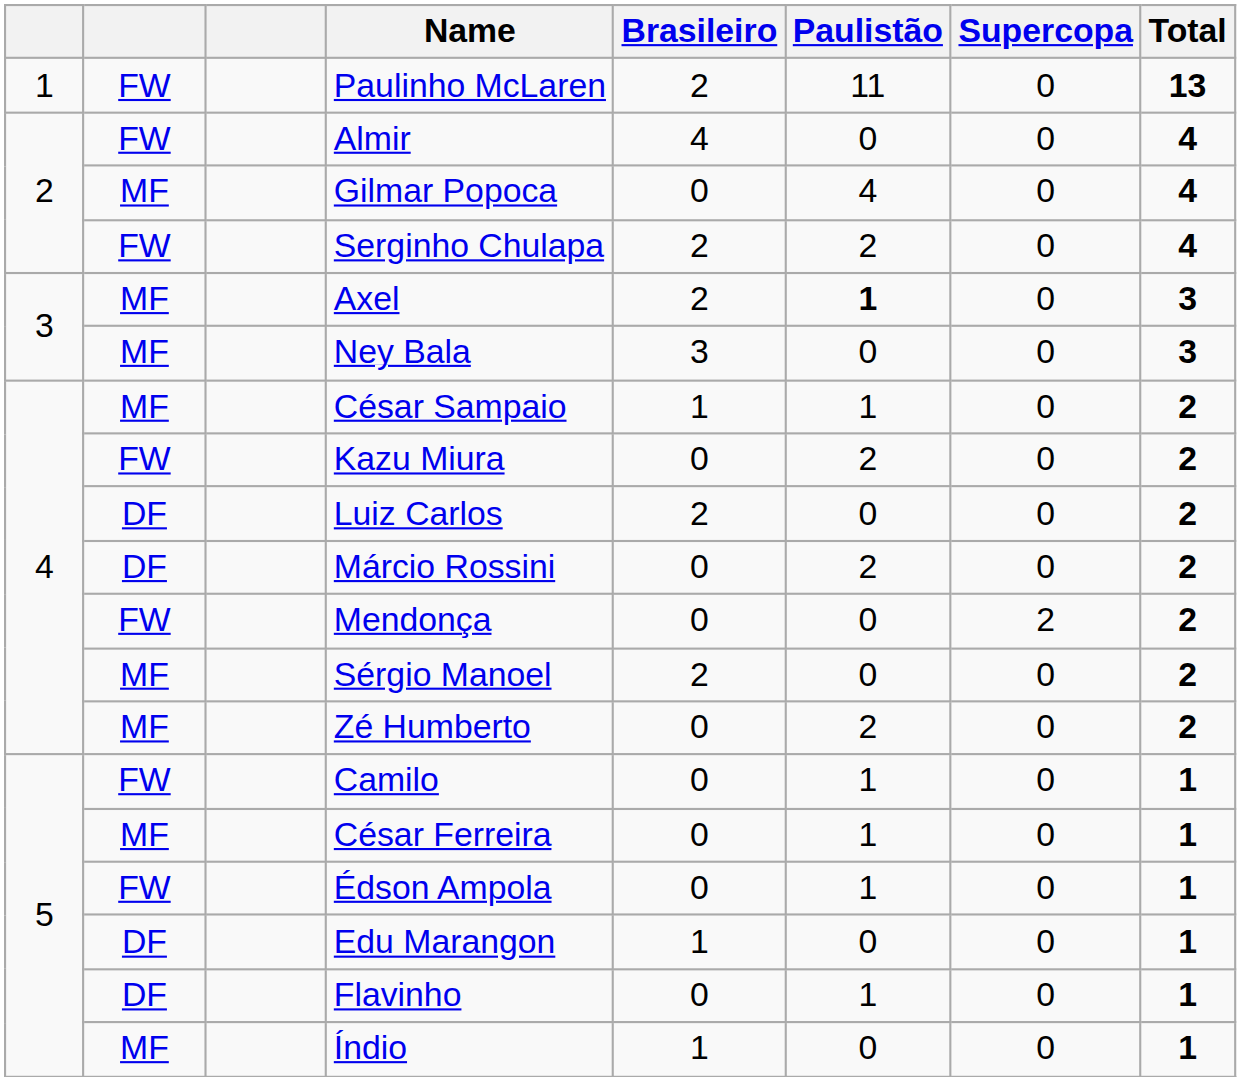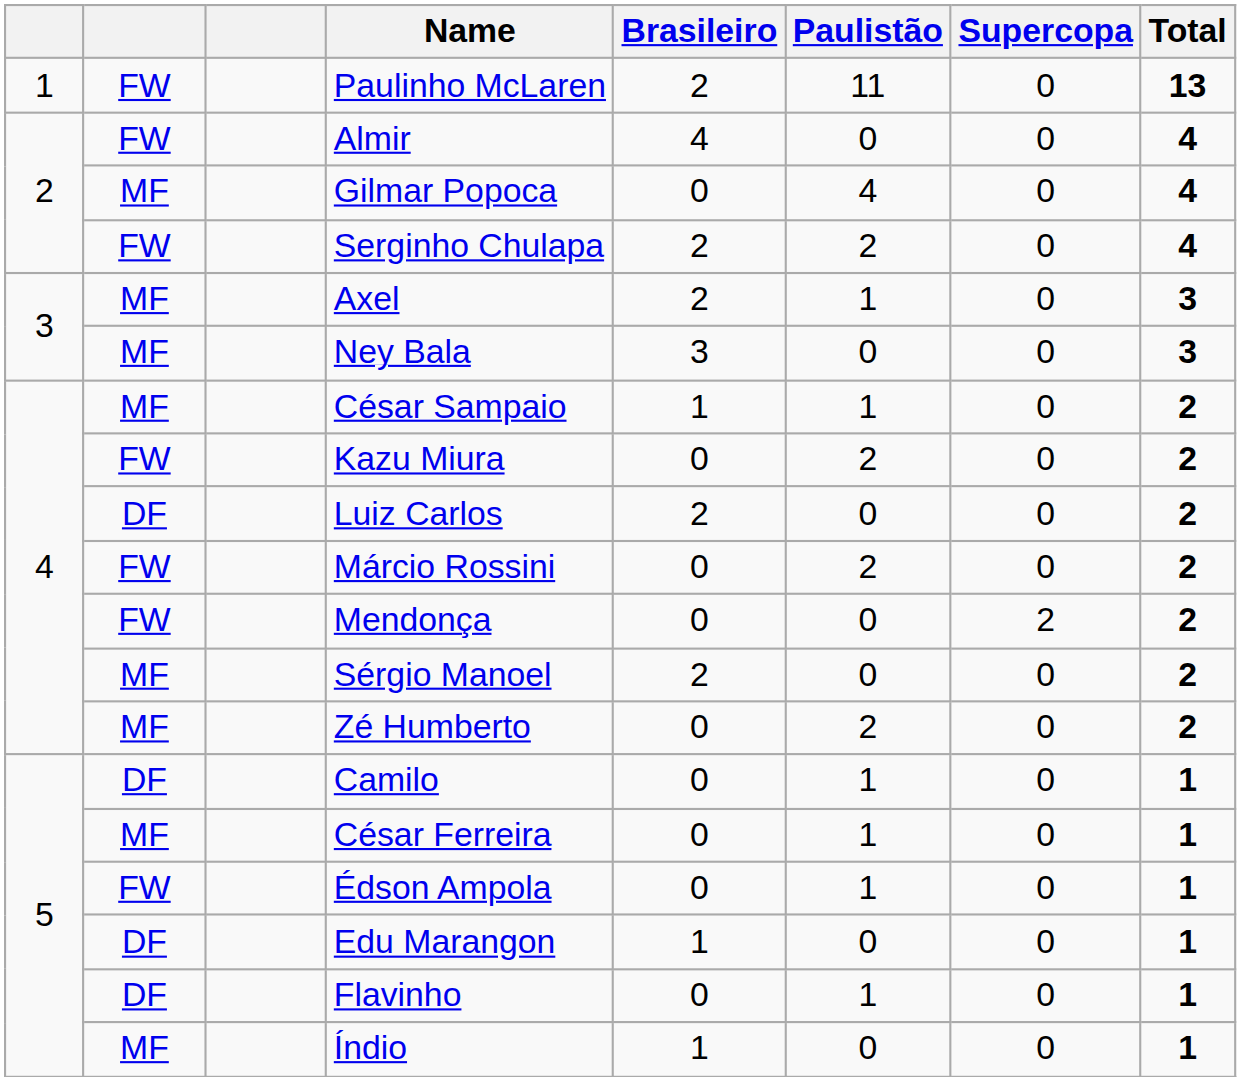(868, 298) bold -> (868, 298) normal
(144, 566) DF -> (144, 566) FW
(144, 780) FW -> (144, 780) DF
